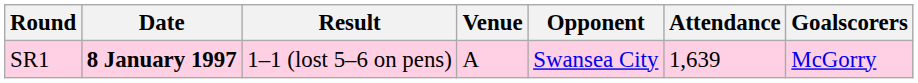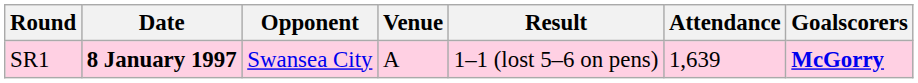columns swapped: (596, 22) <-> (350, 22)
(834, 58) normal -> (838, 58) bold
